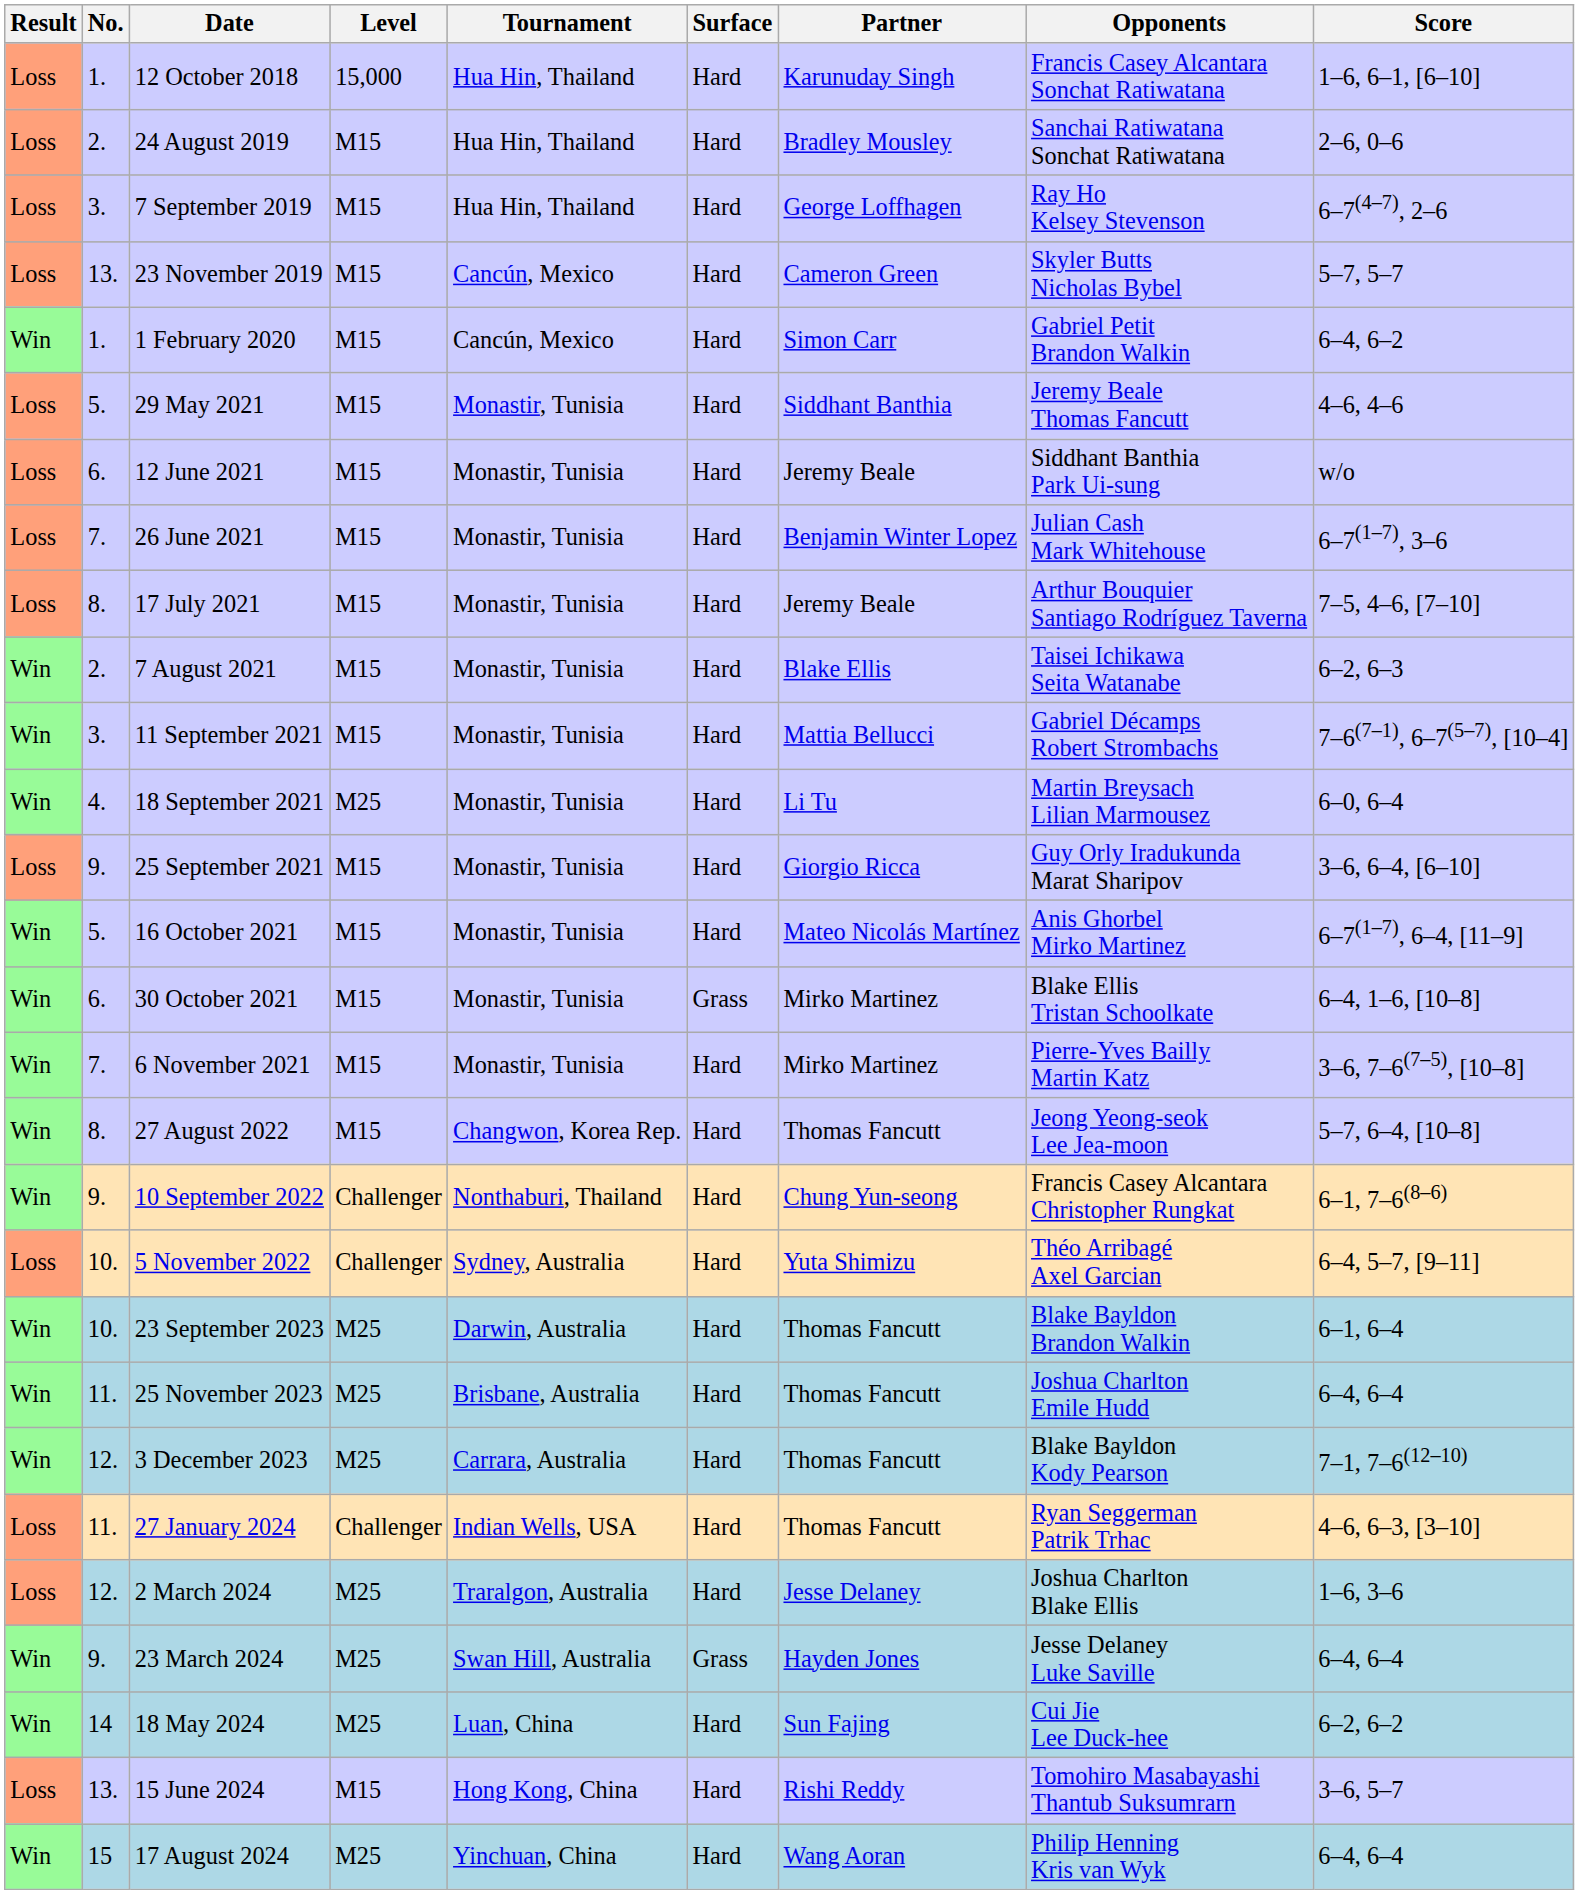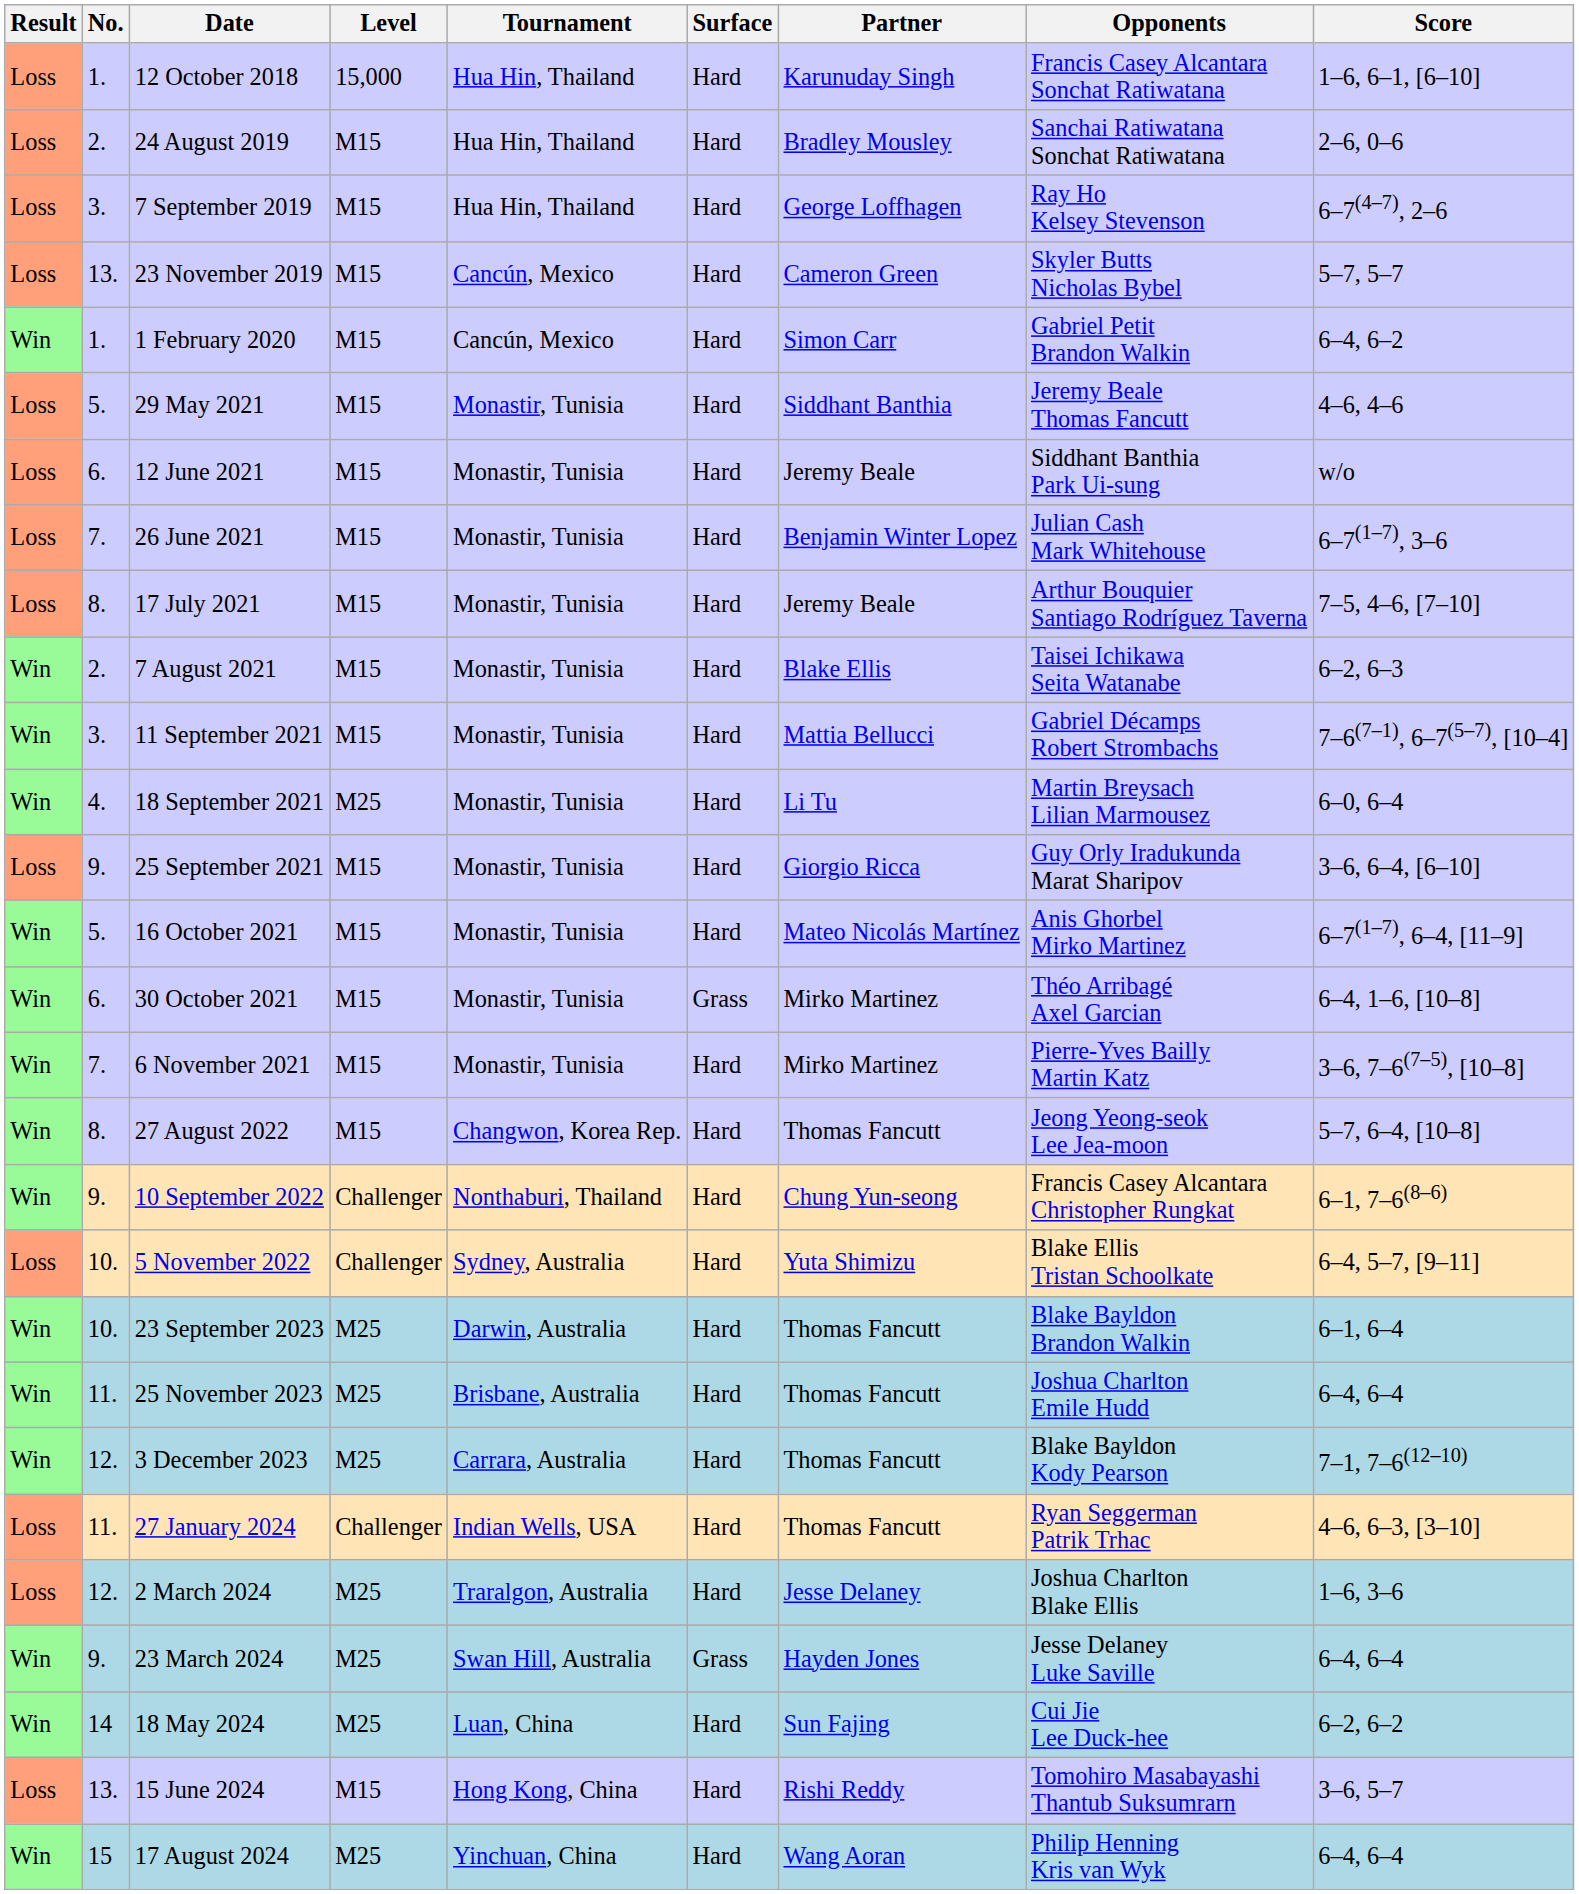(1122, 999) Blake Ellis Tristan Schoolkate -> (1102, 999) Théo Arribagé Axel Garcian
(1102, 1262) Théo Arribagé Axel Garcian -> (1122, 1262) Blake Ellis Tristan Schoolkate
